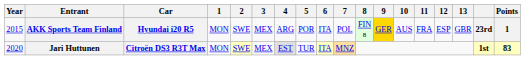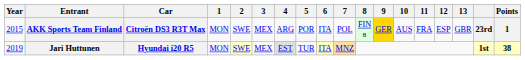(166, 29) Hyundai i20 R5 -> (166, 29) Citroën DS3 R3T Max
(15, 48) 2020 -> (15, 48) 2019
(166, 48) Citroën DS3 R3T Max -> (166, 48) Hyundai i20 R5
(507, 48) 83 -> (507, 48) 38
